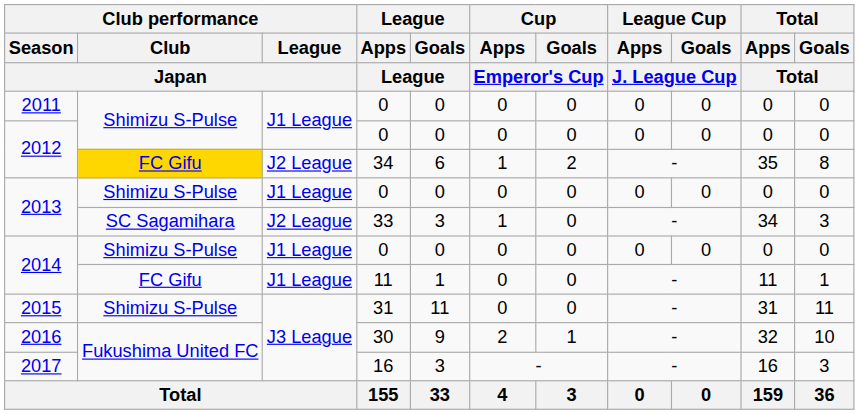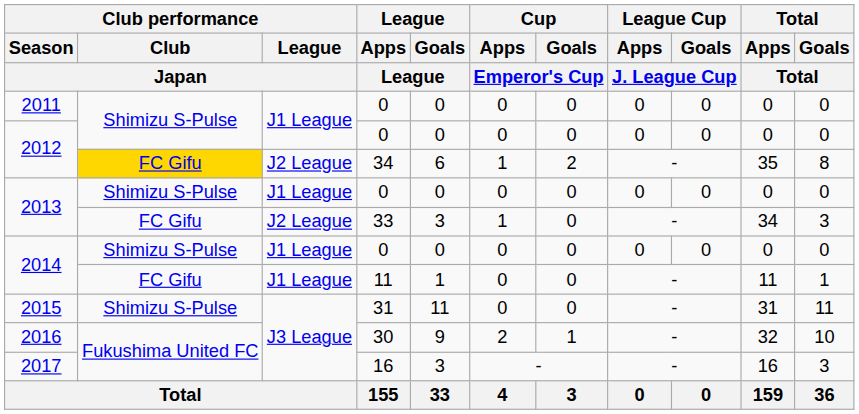(170, 221) SC Sagamihara -> (170, 221) FC Gifu
